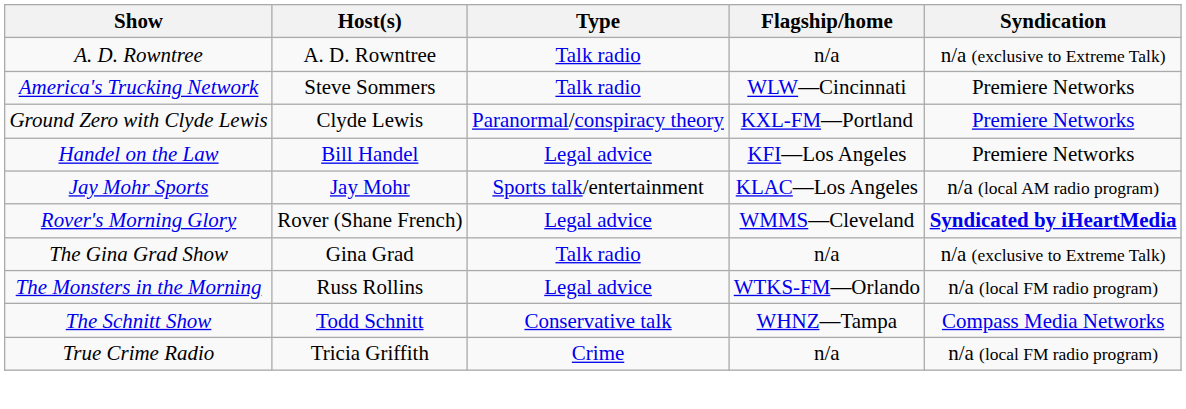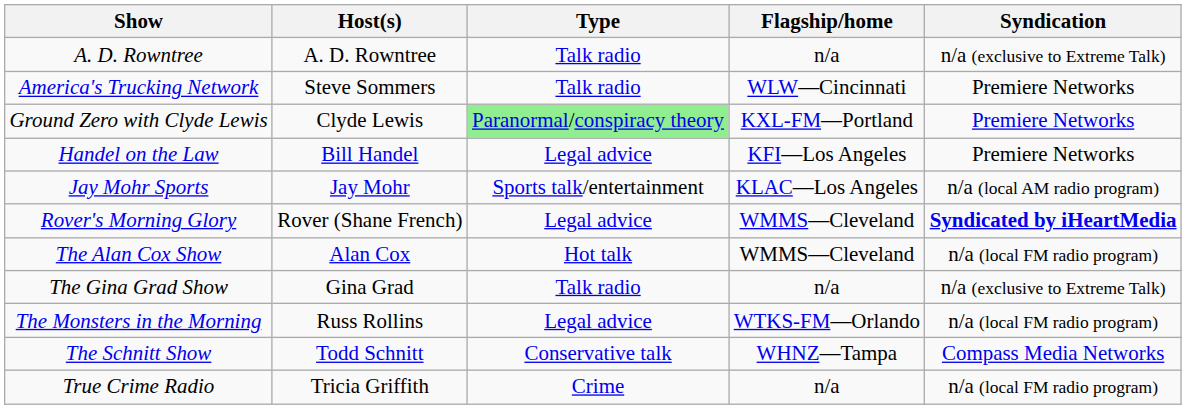(598, 120) no background -> (598, 120) lightgreen background
+ row: (139, 253)
